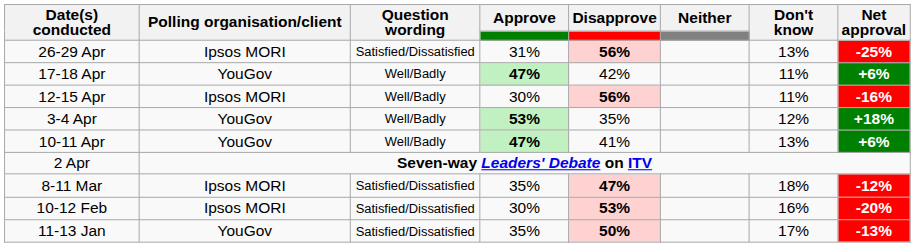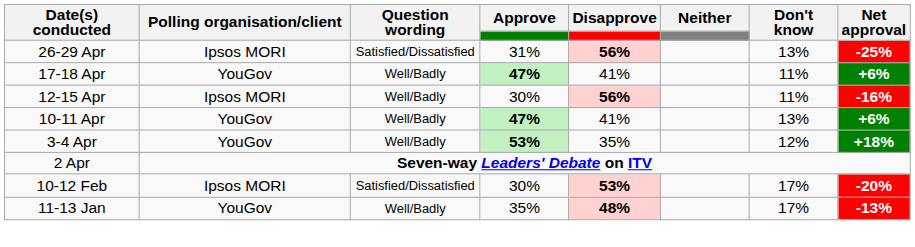(615, 74) 42% -> (615, 74) 41%
rows swapped: (72, 141) <-> (72, 119)
- row: (72, 185)
(794, 208) 16% -> (794, 185) 17%
(415, 231) Satisfied/Dissatisfied -> (415, 209) Well/Badly
(615, 230) 50% -> (615, 208) 48%
